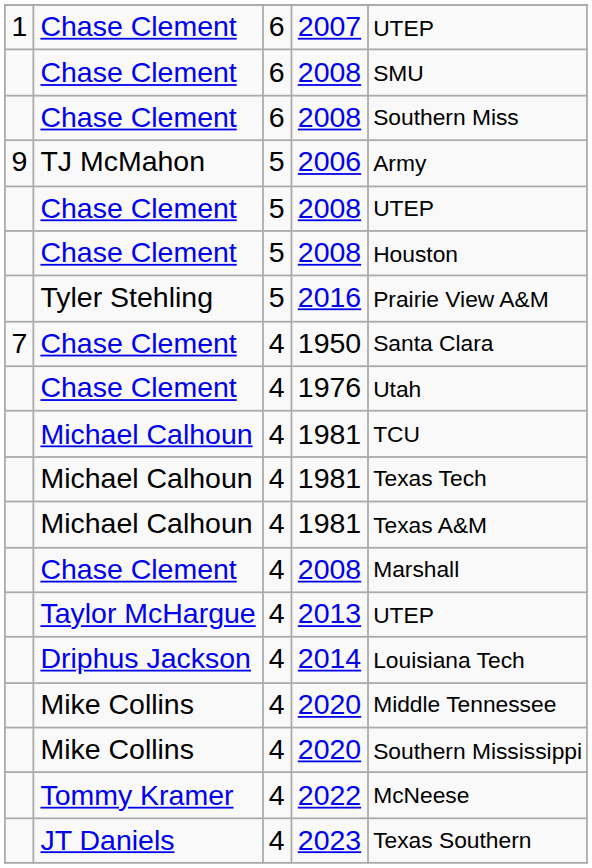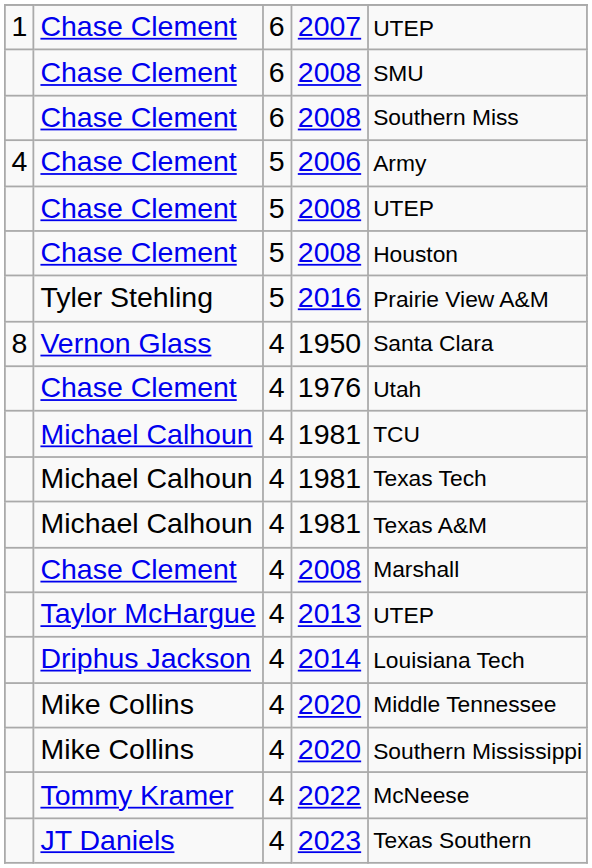(19, 162) 9 -> (19, 162) 4
(123, 162) TJ McMahon -> (139, 162) Chase Clement
(19, 343) 7 -> (19, 343) 8
(139, 343) Chase Clement -> (126, 343) Vernon Glass
